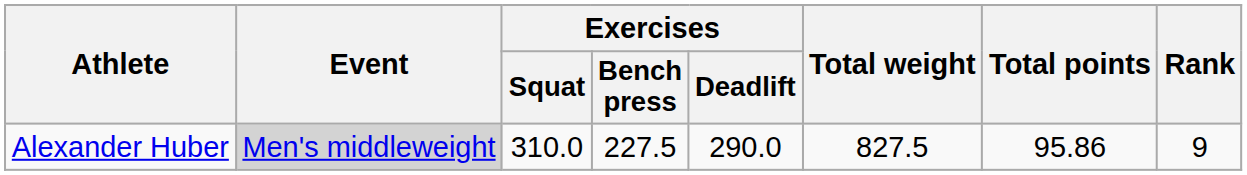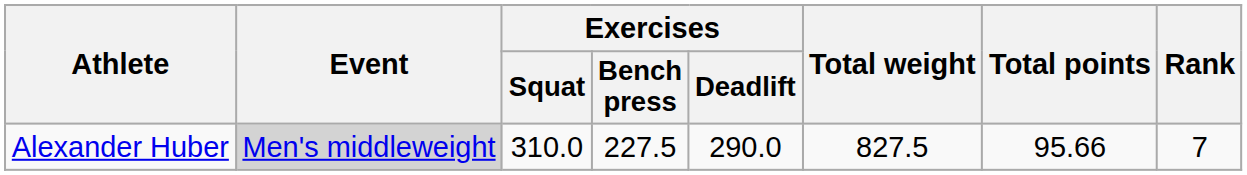(1070, 147) 95.86 -> (1070, 147) 95.66
(1200, 147) 9 -> (1200, 147) 7
